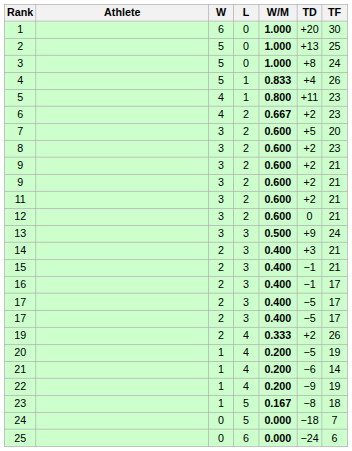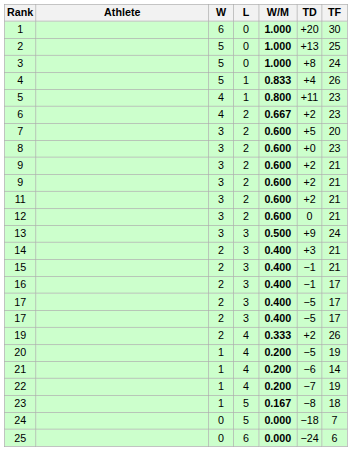(310, 149) +2 -> (310, 149) +0
(310, 387) −9 -> (310, 387) −7
